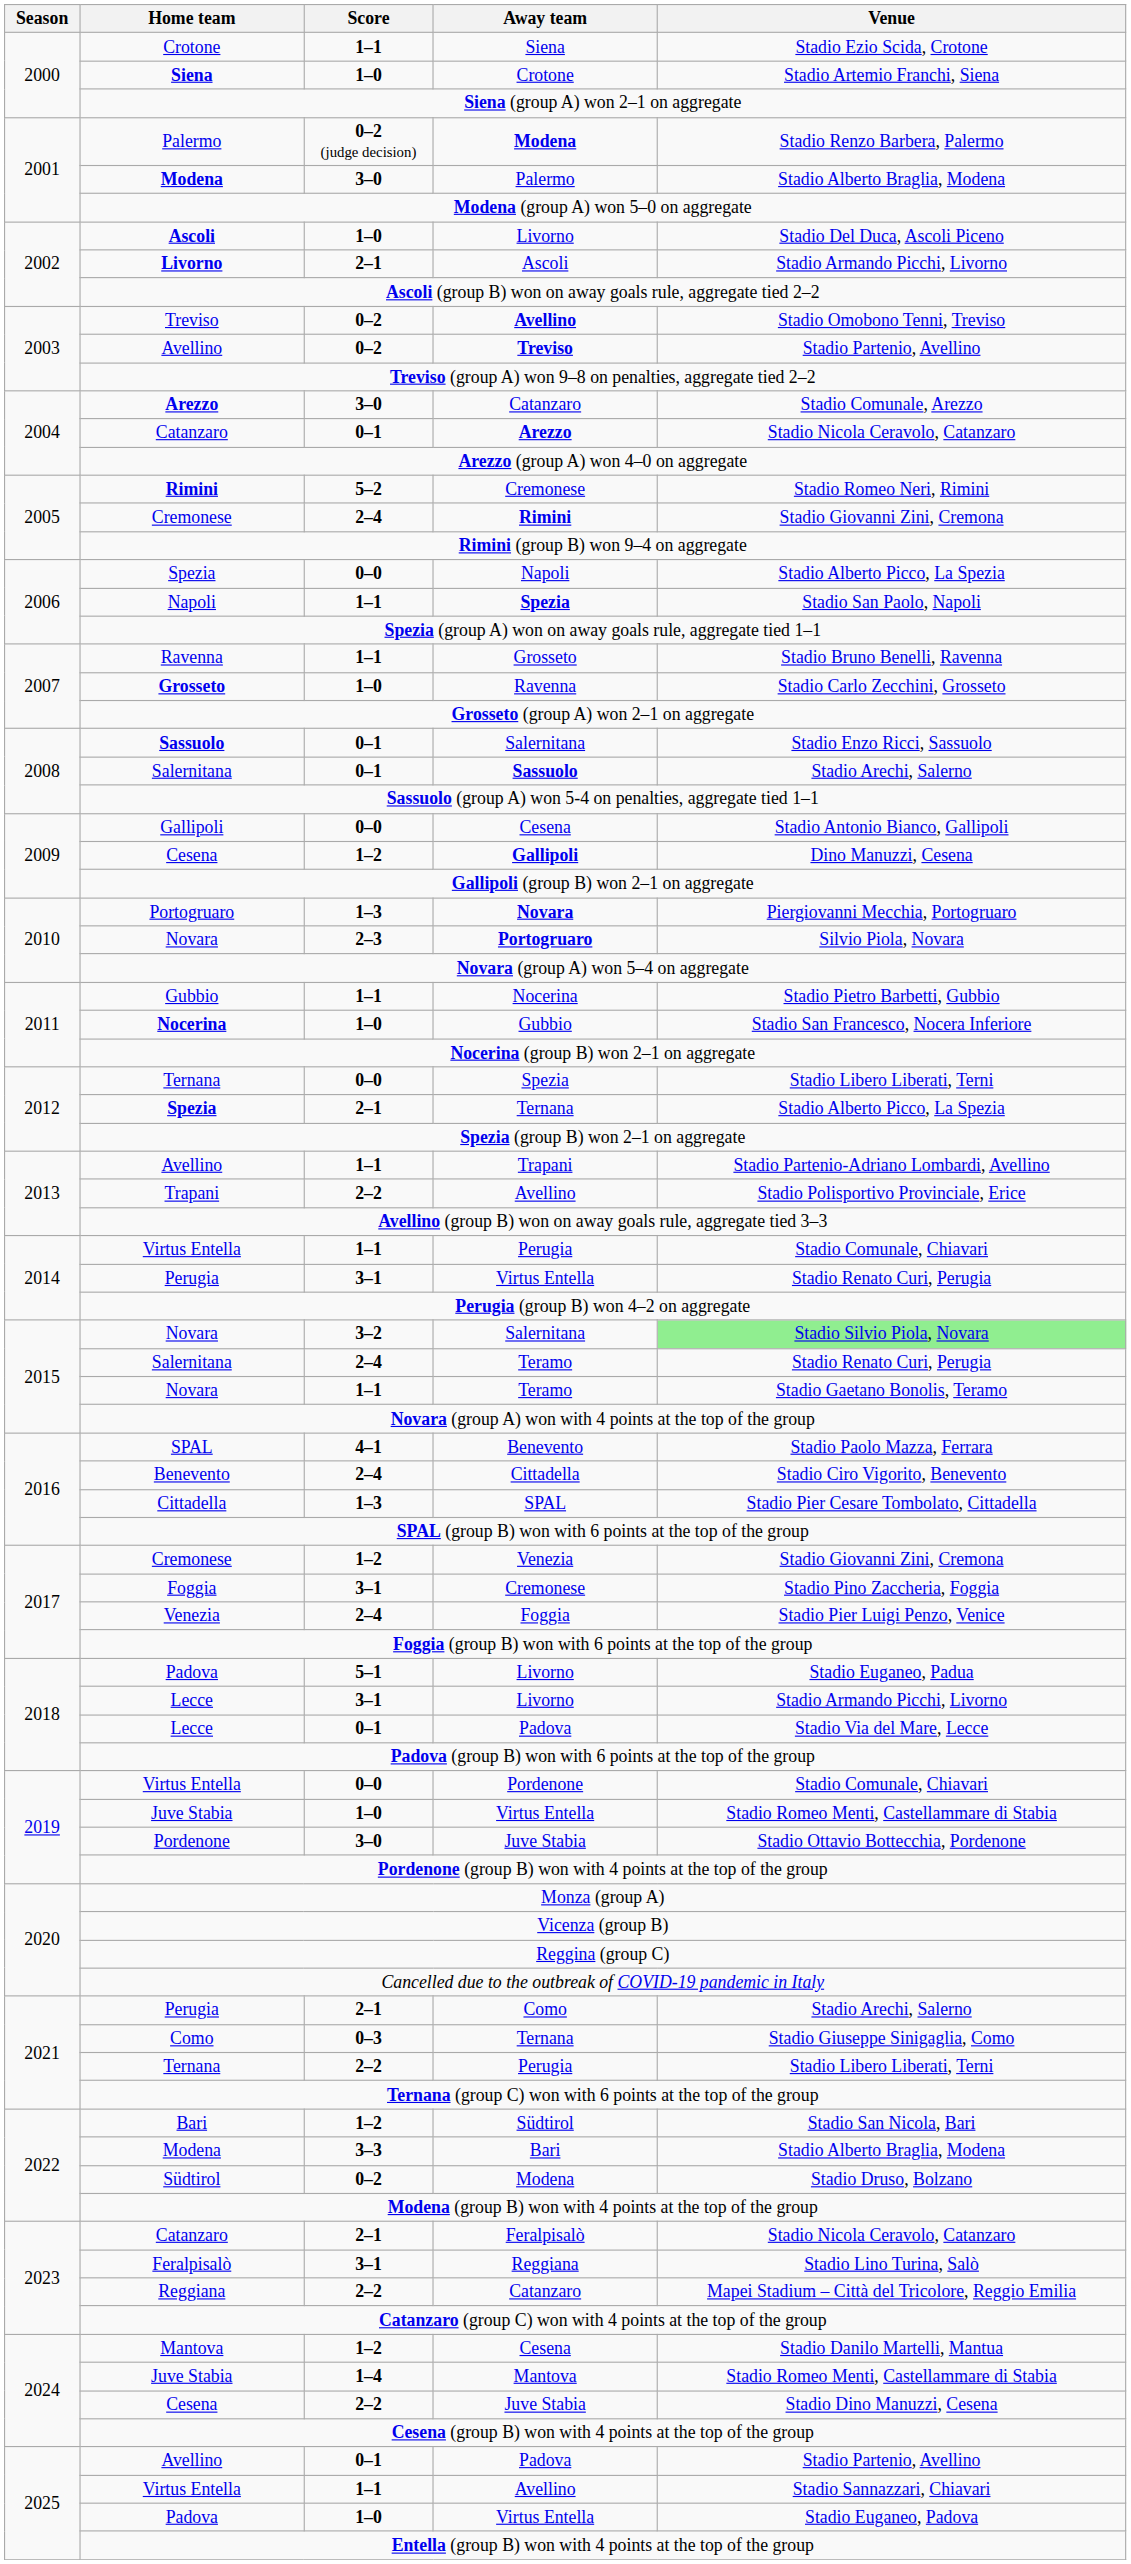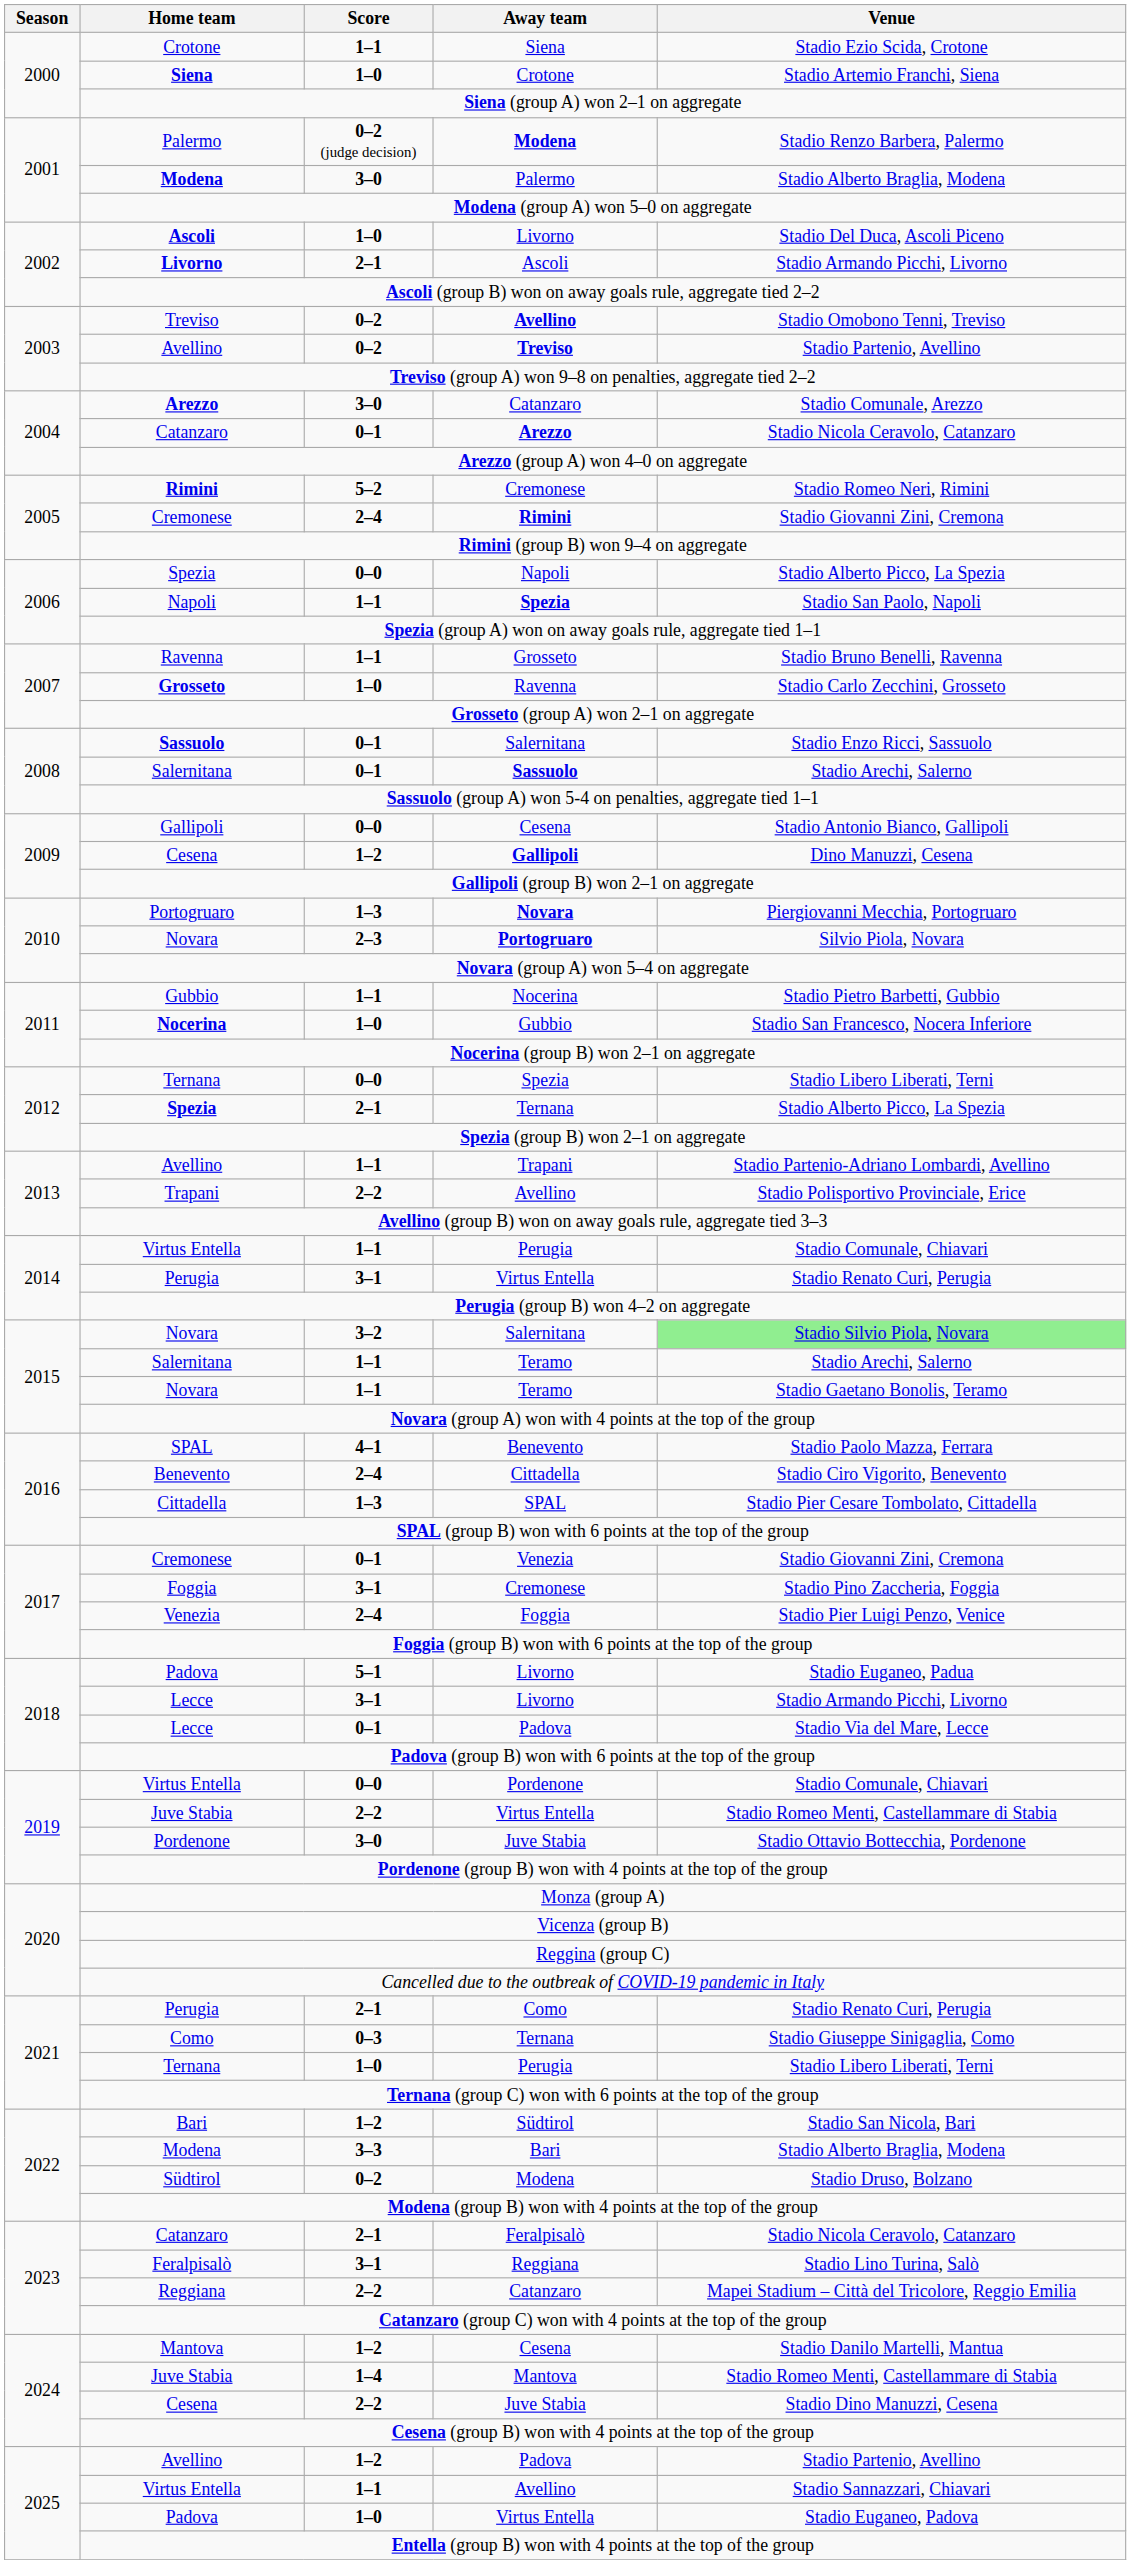(368, 1362) 2–4 -> (368, 1362) 1–1
(892, 1362) Stadio Renato Curi, Perugia -> (892, 1362) Stadio Arechi, Salerno
(368, 1559) 1–2 -> (368, 1559) 0–1
(368, 1813) 1–0 -> (368, 1813) 2–2
(892, 2010) Stadio Arechi, Salerno -> (892, 2010) Stadio Renato Curi, Perugia
(368, 2066) 2–2 -> (368, 2066) 1–0
(368, 2460) 0–1 -> (368, 2460) 1–2
